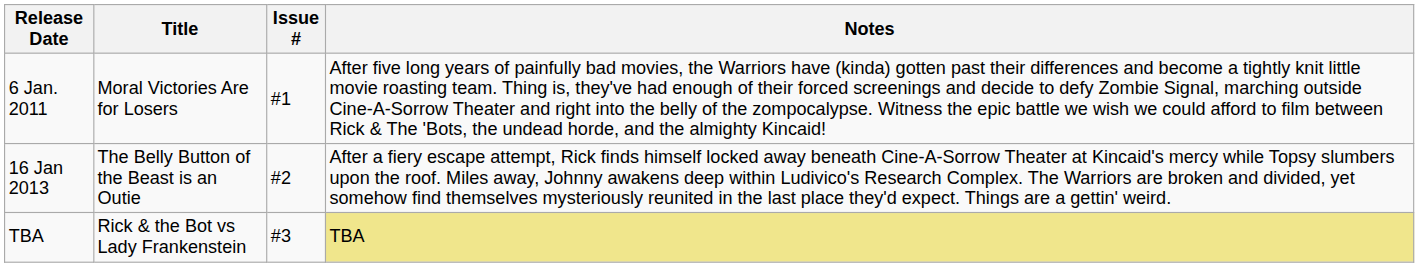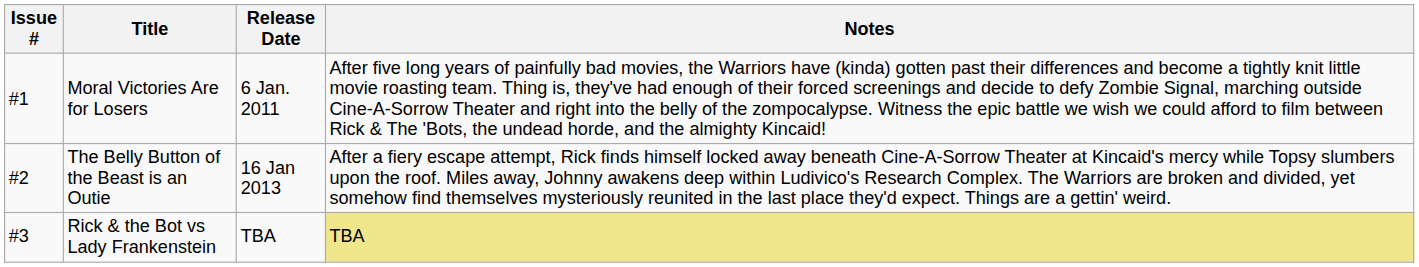columns swapped: (296, 29) <-> (49, 29)
